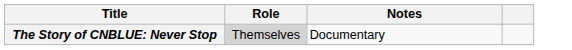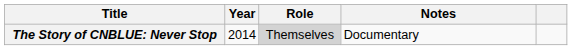+ column: (242, 14)
